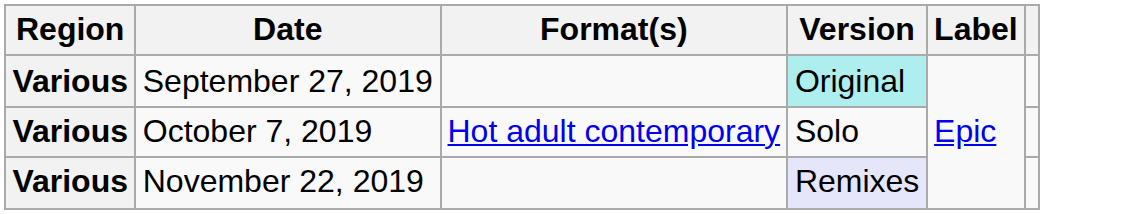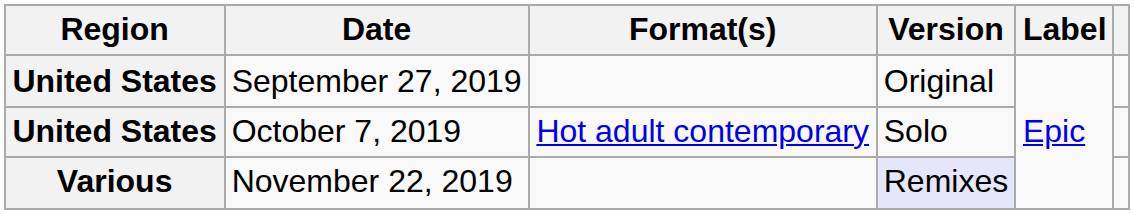(70, 80) Various -> (115, 80) United States
(850, 80) paleturquoise background -> (939, 80) no background
(70, 131) Various -> (115, 131) United States
